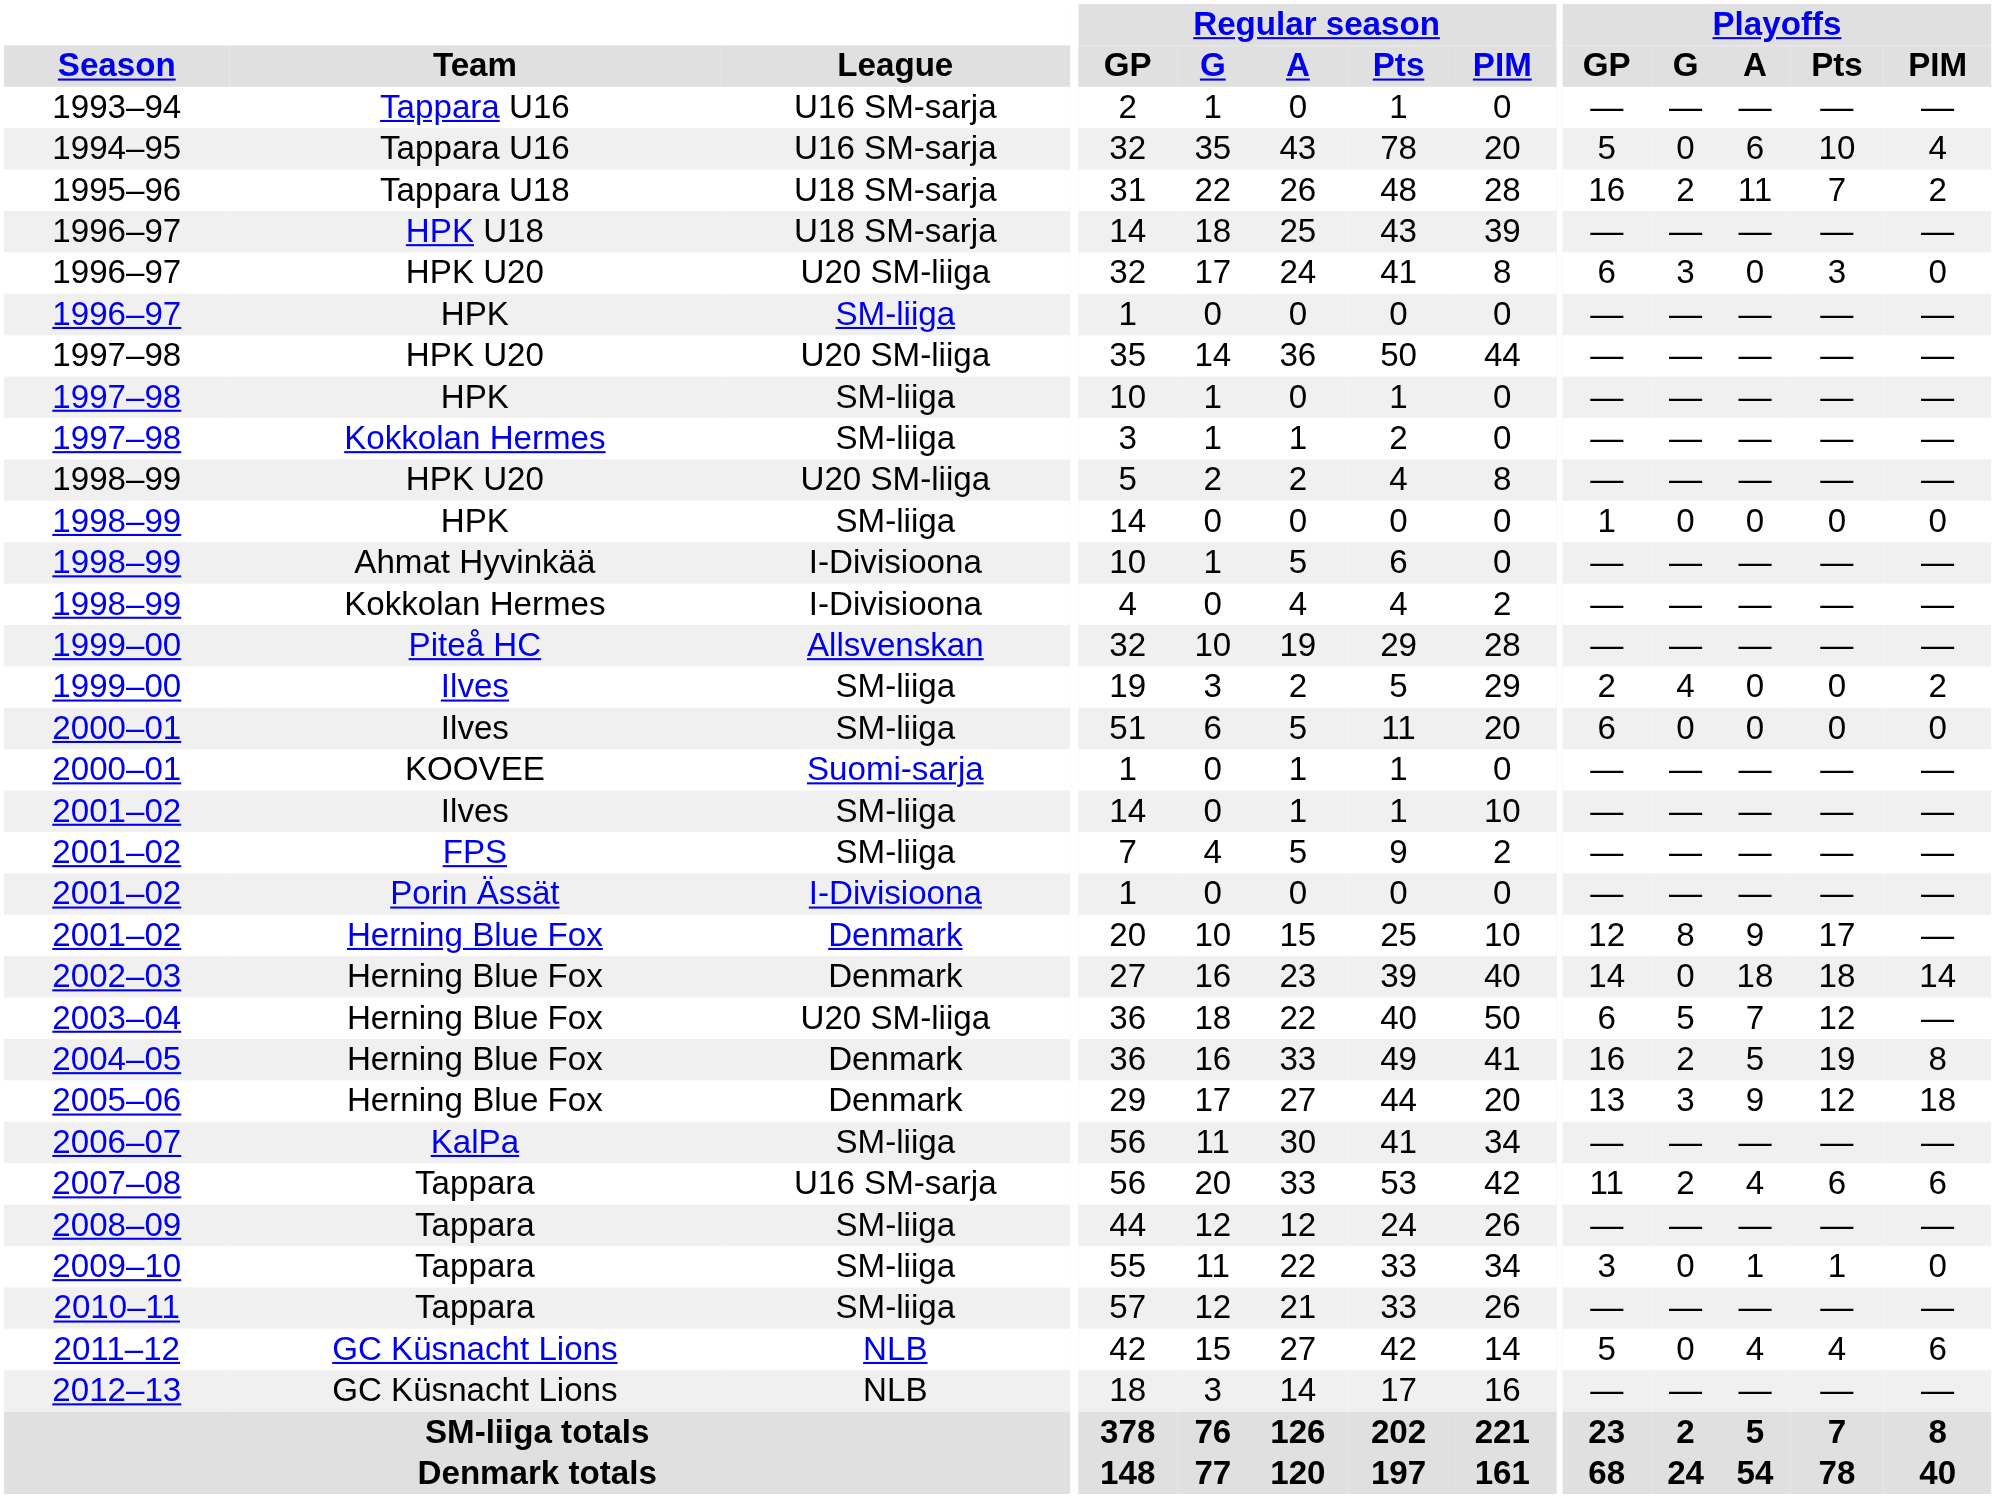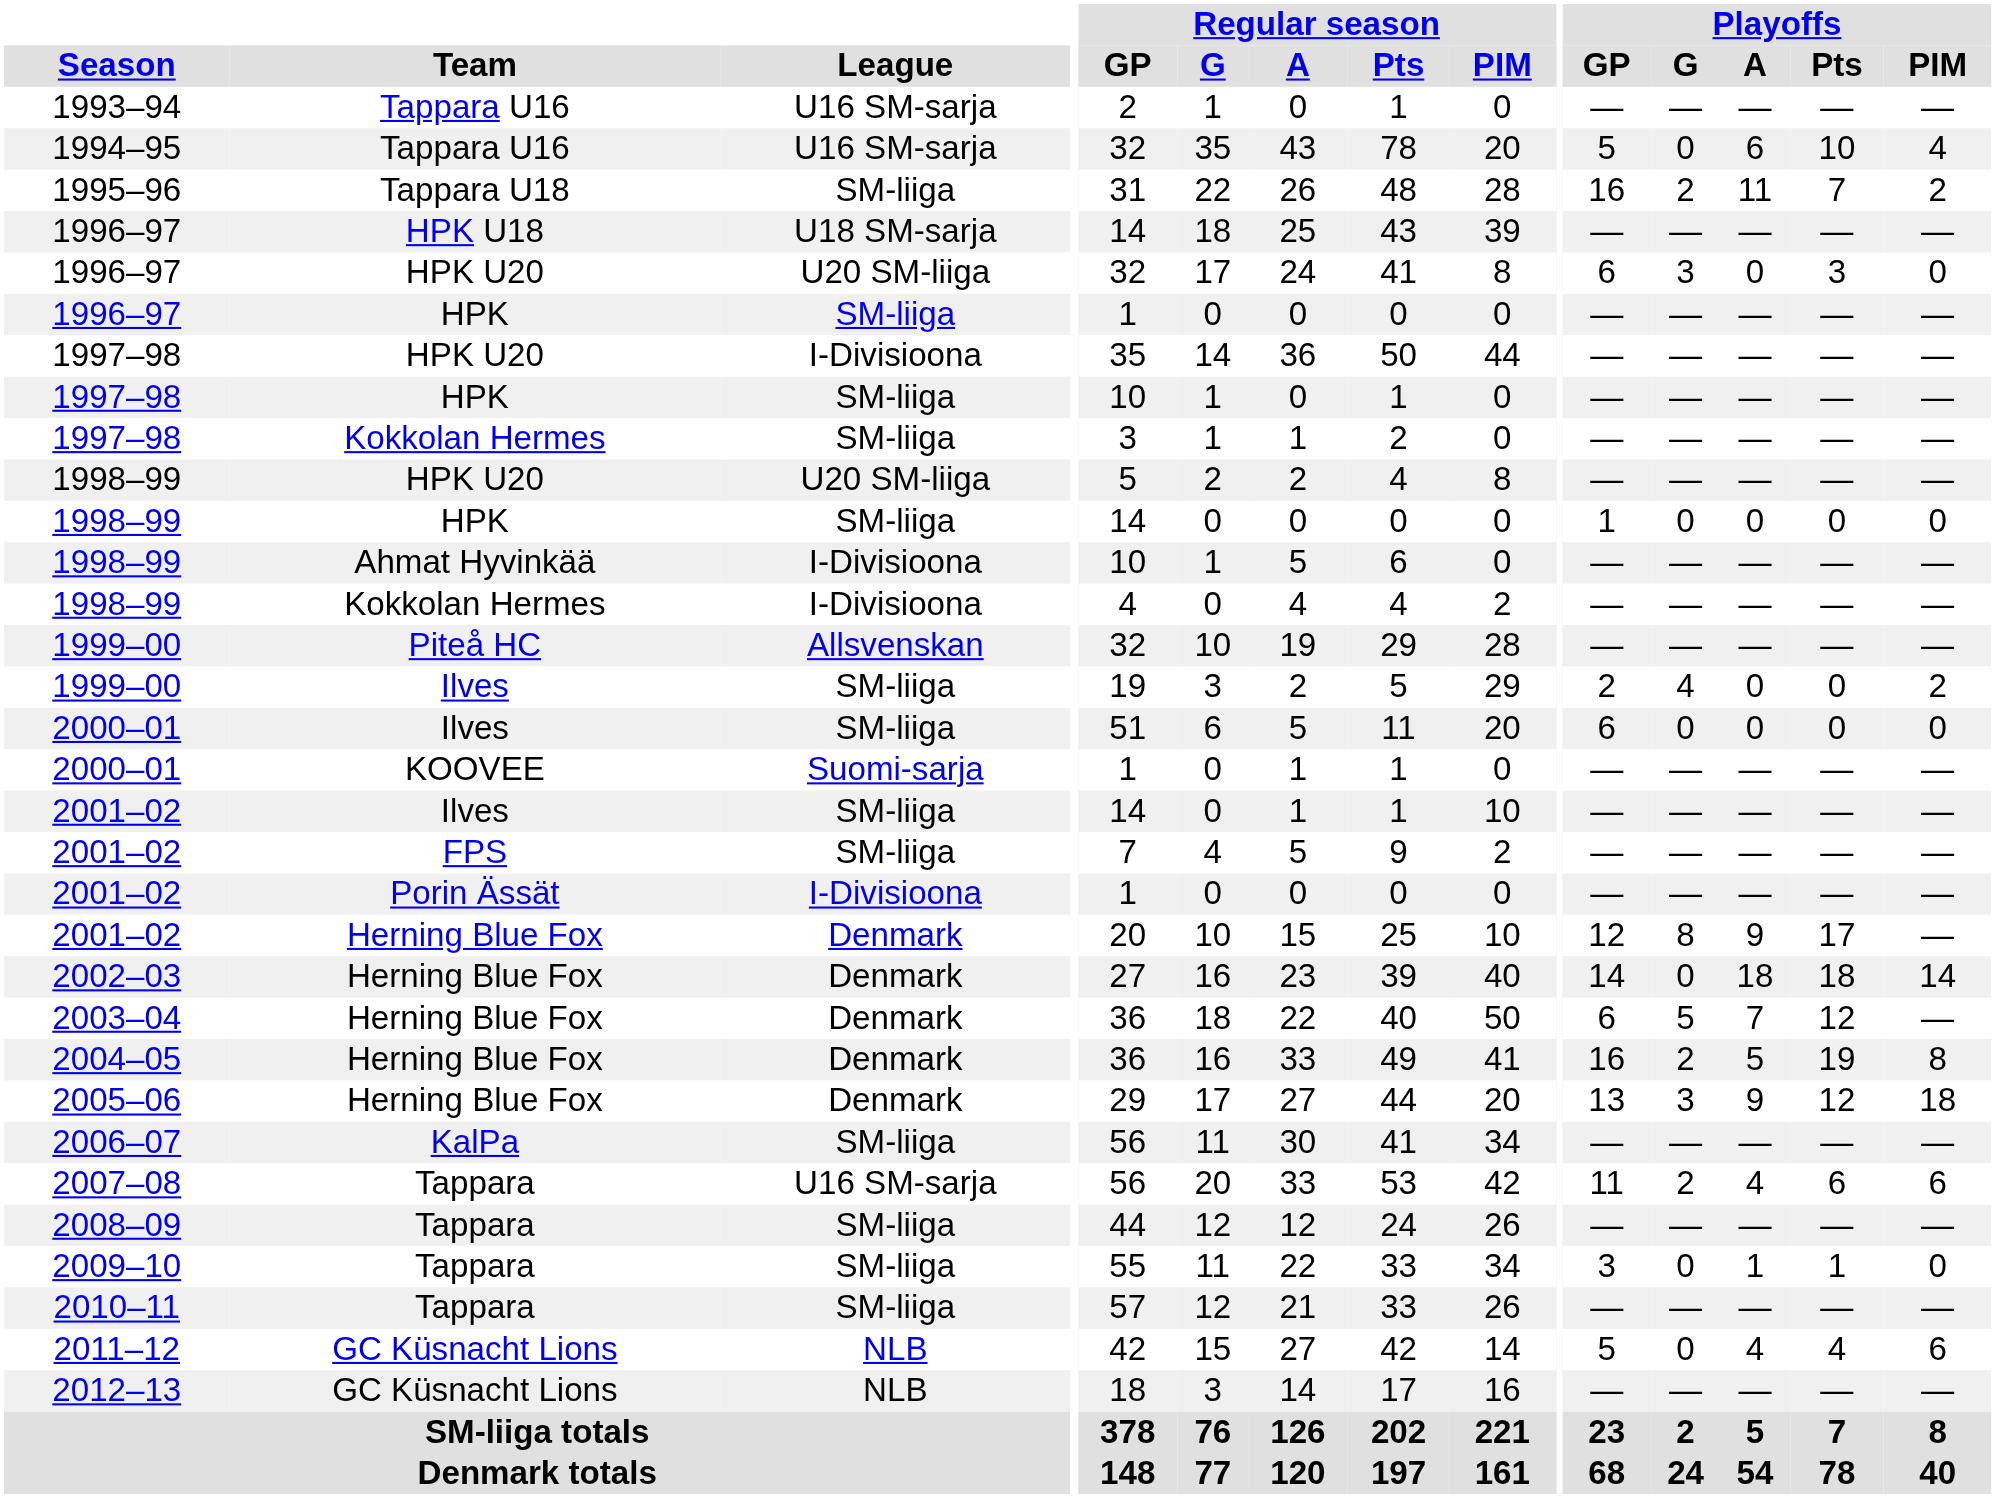(895, 189) U18 SM-sarja -> (895, 189) SM-liiga
(895, 355) U20 SM-liiga -> (895, 355) I-Divisioona
(895, 1017) U20 SM-liiga -> (895, 1017) Denmark
